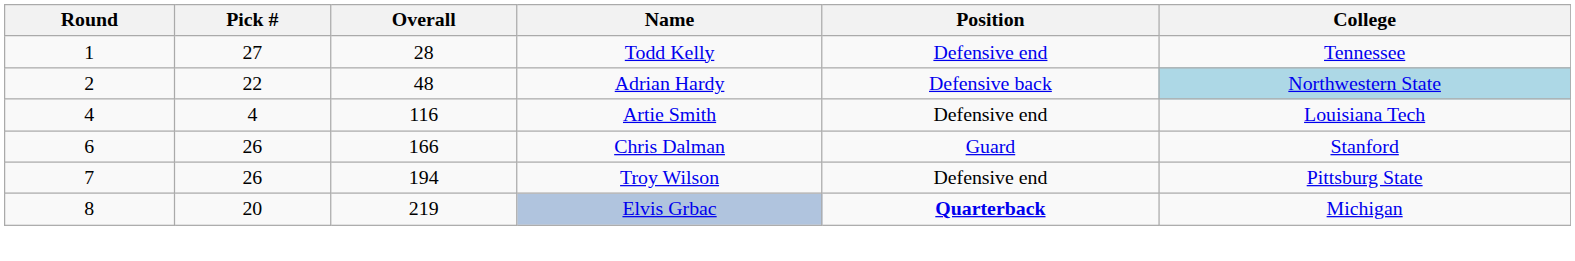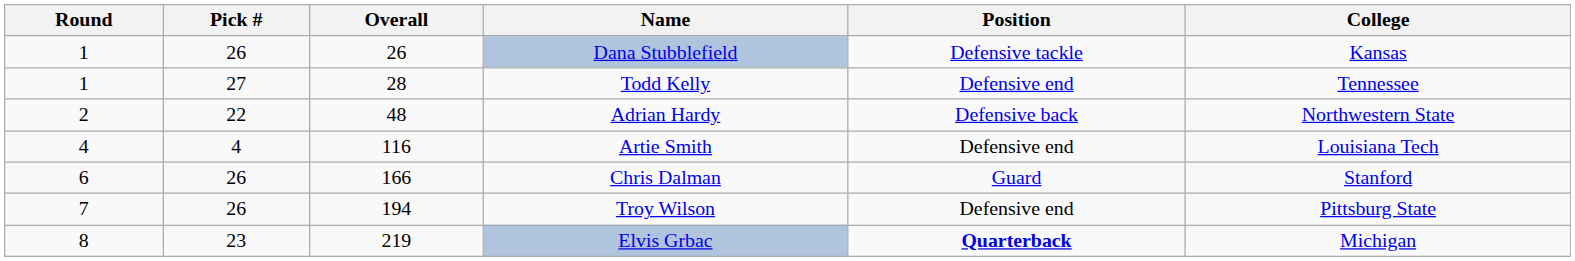+ row: (665, 51)
(1365, 83) lightblue background -> (1378, 114) no background
(252, 209) 20 -> (236, 240) 23
